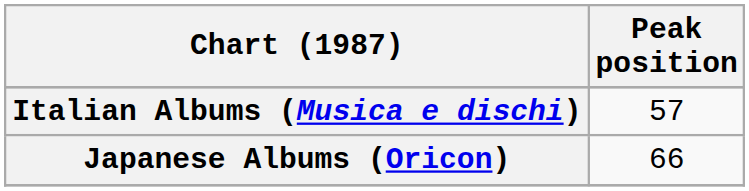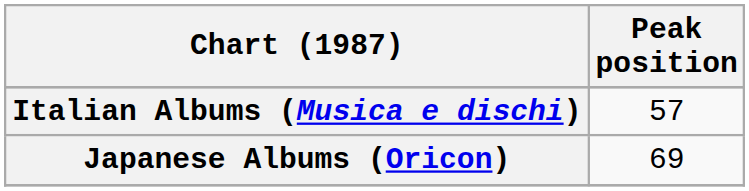(667, 160) 66 -> (667, 160) 69
